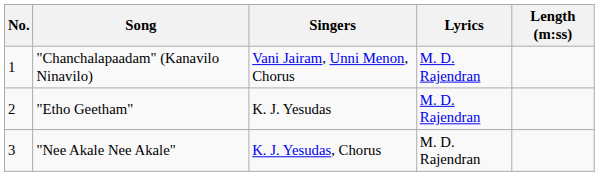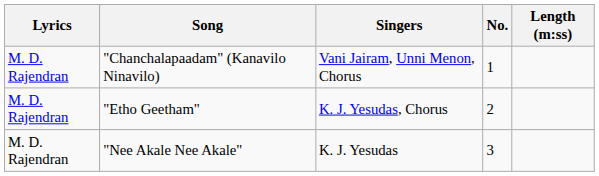columns swapped: (19, 25) <-> (464, 25)
(292, 109) K. J. Yesudas -> (383, 109) K. J. Yesudas, Chorus
(317, 150) K. J. Yesudas, Chorus -> (358, 150) K. J. Yesudas
